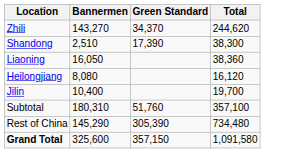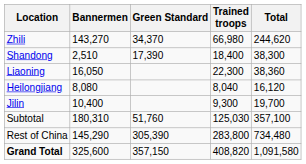+ column: (231, 18)
